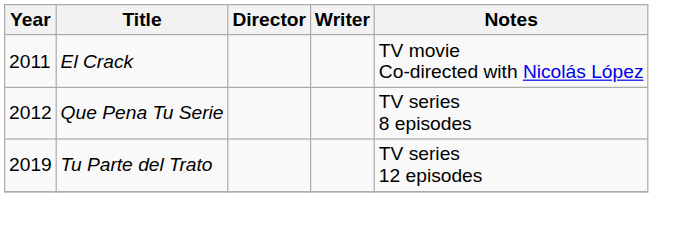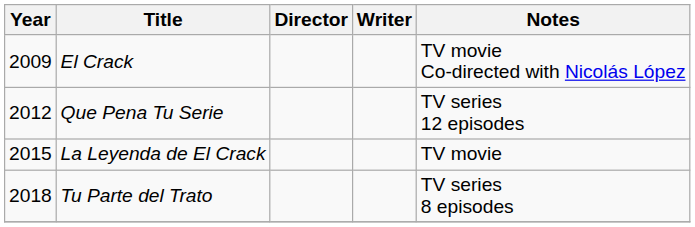(30, 60) 2011 -> (30, 60) 2009
(425, 113) TV series 8 episodes -> (473, 113) TV series 12 episodes
+ row: (163, 154)
(30, 165) 2019 -> (30, 195) 2018
(431, 165) TV series 12 episodes -> (467, 195) TV series 8 episodes
